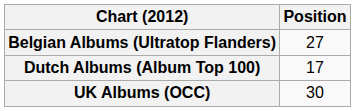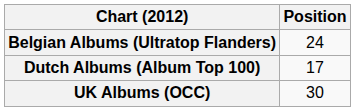(315, 42) 27 -> (315, 42) 24
